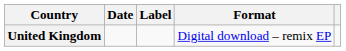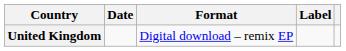columns swapped: (254, 14) <-> (155, 14)
